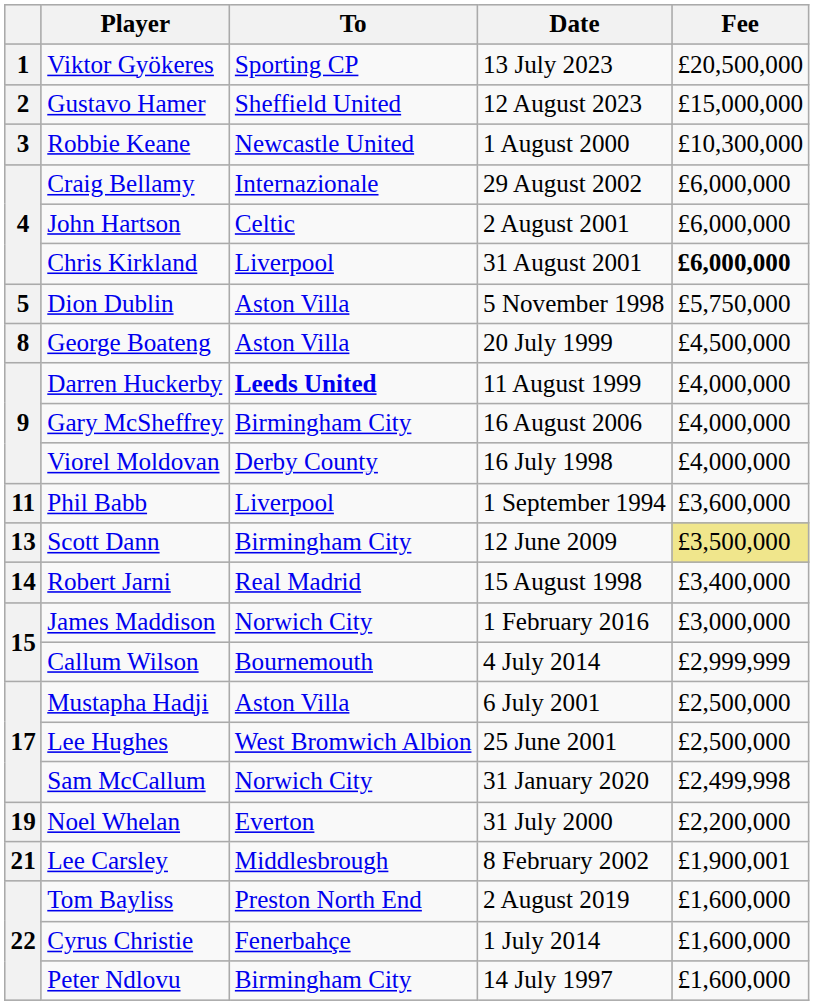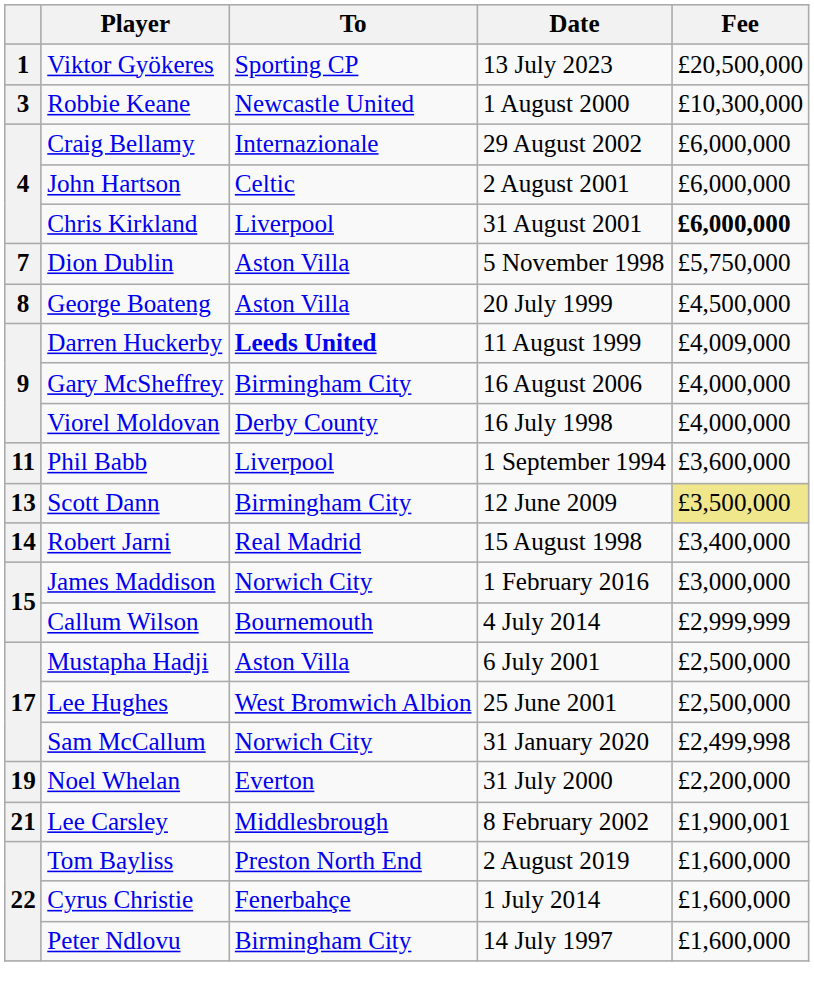- row: (126, 104)
(23, 303) 5 -> (23, 263) 7
(734, 382) £4,000,000 -> (734, 343) £4,009,000
